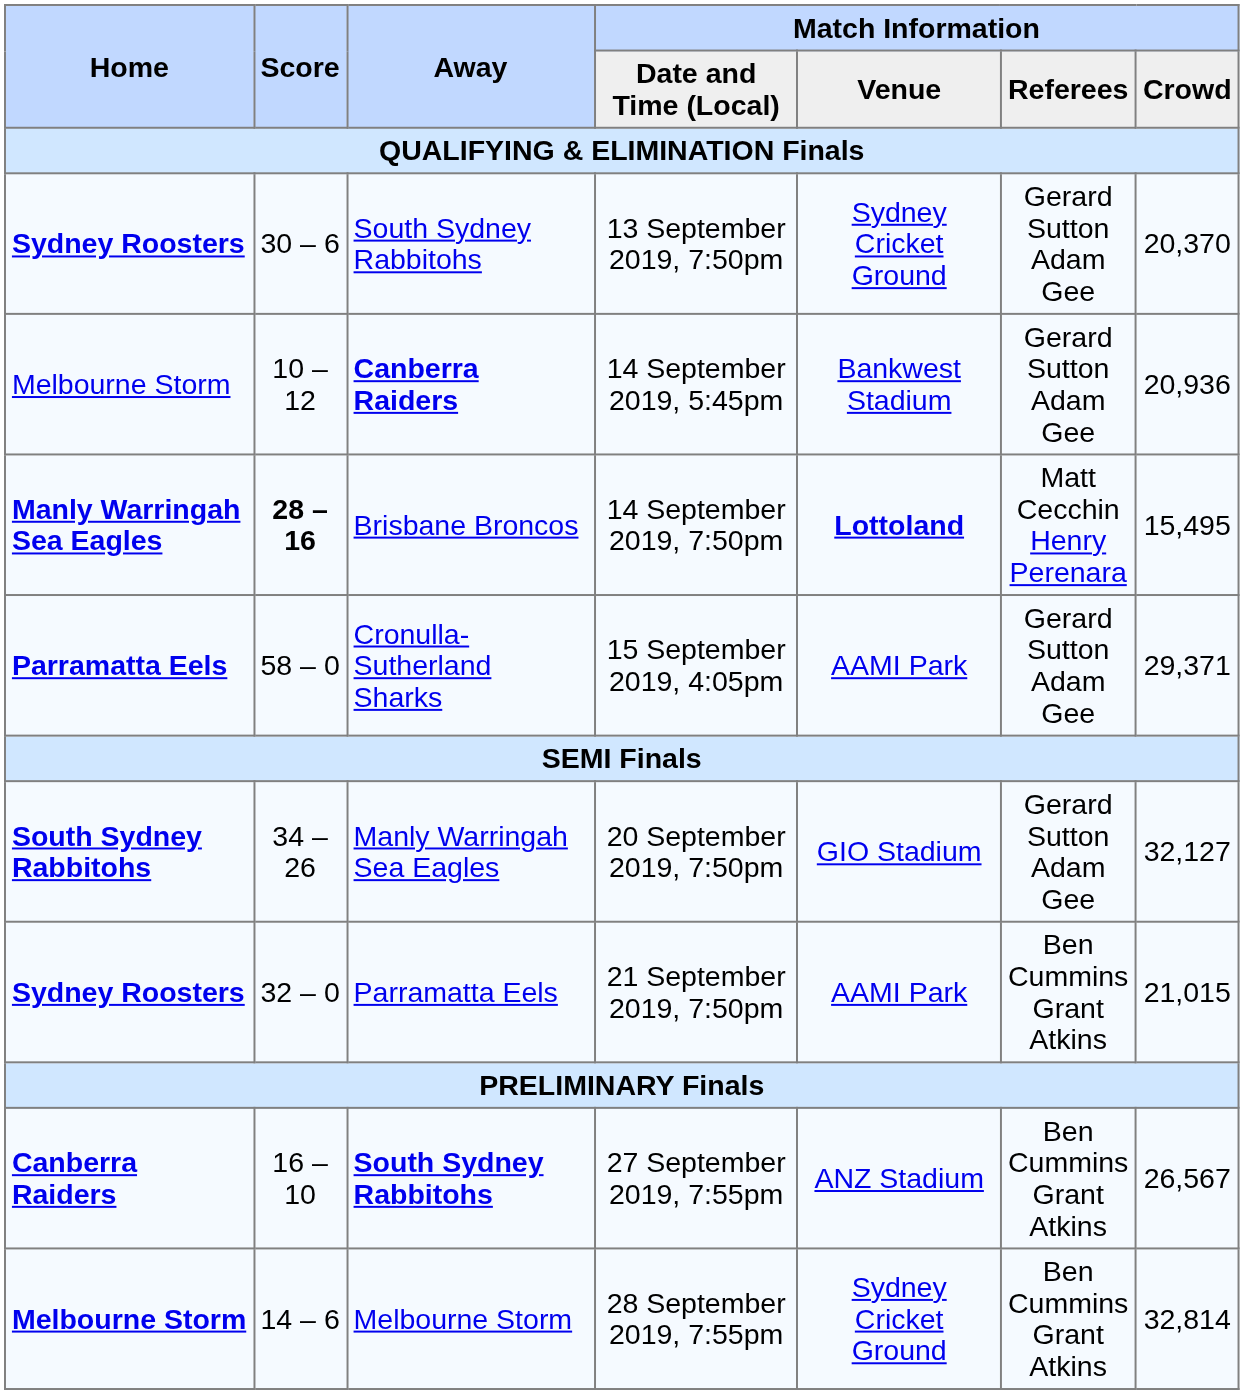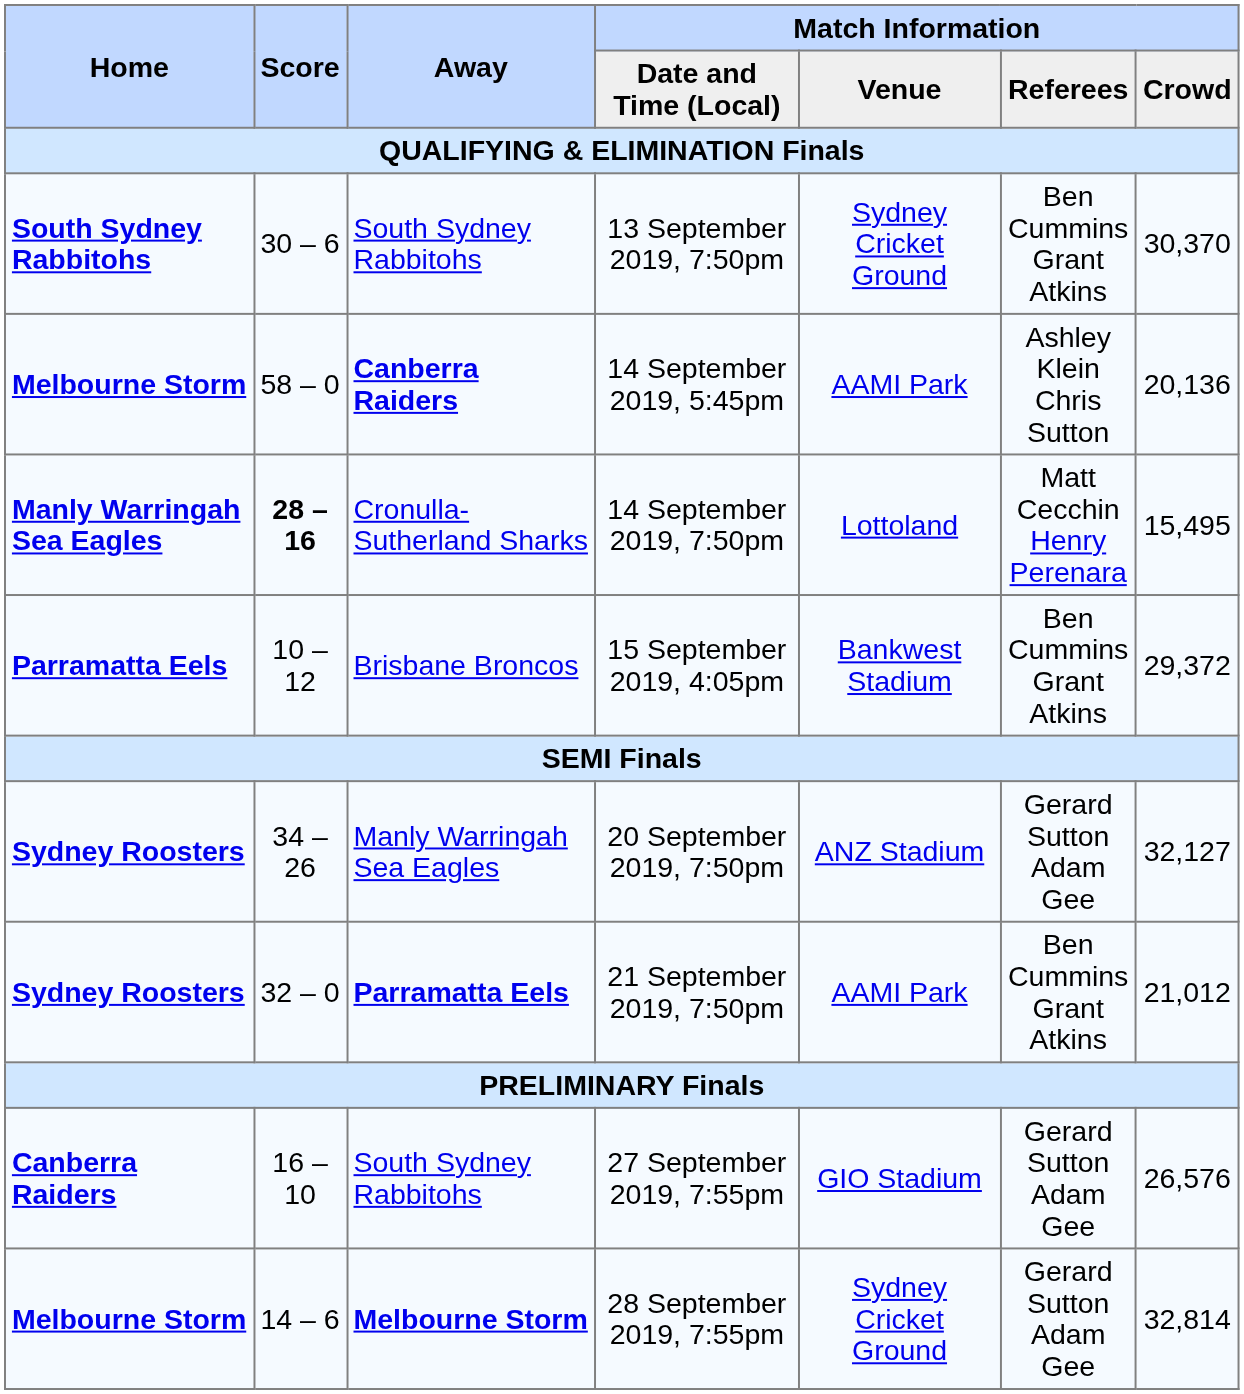(128, 244) Sydney Roosters -> (107, 244) South Sydney Rabbitohs
(1068, 244) Gerard Sutton Adam Gee -> (1068, 244) Ben Cummins Grant Atkins
(1187, 244) 20,370 -> (1187, 244) 30,370
(121, 384) normal -> (129, 384) bold
(300, 384) 10 – 12 -> (300, 384) 58 – 0
(899, 384) Bankwest Stadium -> (900, 384) AAMI Park
(1068, 384) Gerard Sutton Adam Gee -> (1068, 384) Ashley Klein Chris Sutton
(1187, 384) 20,936 -> (1187, 384) 20,136
(466, 525) Brisbane Broncos -> (471, 525) Cronulla-Sutherland Sharks
(899, 525) bold -> (900, 525) normal
(300, 665) 58 – 0 -> (300, 665) 10 – 12
(422, 665) Cronulla-Sutherland Sharks -> (466, 665) Brisbane Broncos
(899, 665) AAMI Park -> (900, 665) Bankwest Stadium
(1068, 665) Gerard Sutton Adam Gee -> (1068, 665) Ben Cummins Grant Atkins
(1187, 665) 29,371 -> (1187, 665) 29,372
(107, 851) South Sydney Rabbitohs -> (128, 851) Sydney Roosters
(899, 851) GIO Stadium -> (900, 851) ANZ Stadium
(456, 992) normal -> (461, 992) bold
(1187, 992) 21,015 -> (1187, 992) 21,012
(449, 1178) bold -> (442, 1178) normal
(899, 1178) ANZ Stadium -> (900, 1178) GIO Stadium
(1068, 1178) Ben Cummins Grant Atkins -> (1068, 1178) Gerard Sutton Adam Gee
(1187, 1178) 26,567 -> (1187, 1178) 26,576
(463, 1319) normal -> (471, 1319) bold
(1068, 1319) Ben Cummins Grant Atkins -> (1068, 1319) Gerard Sutton Adam Gee
